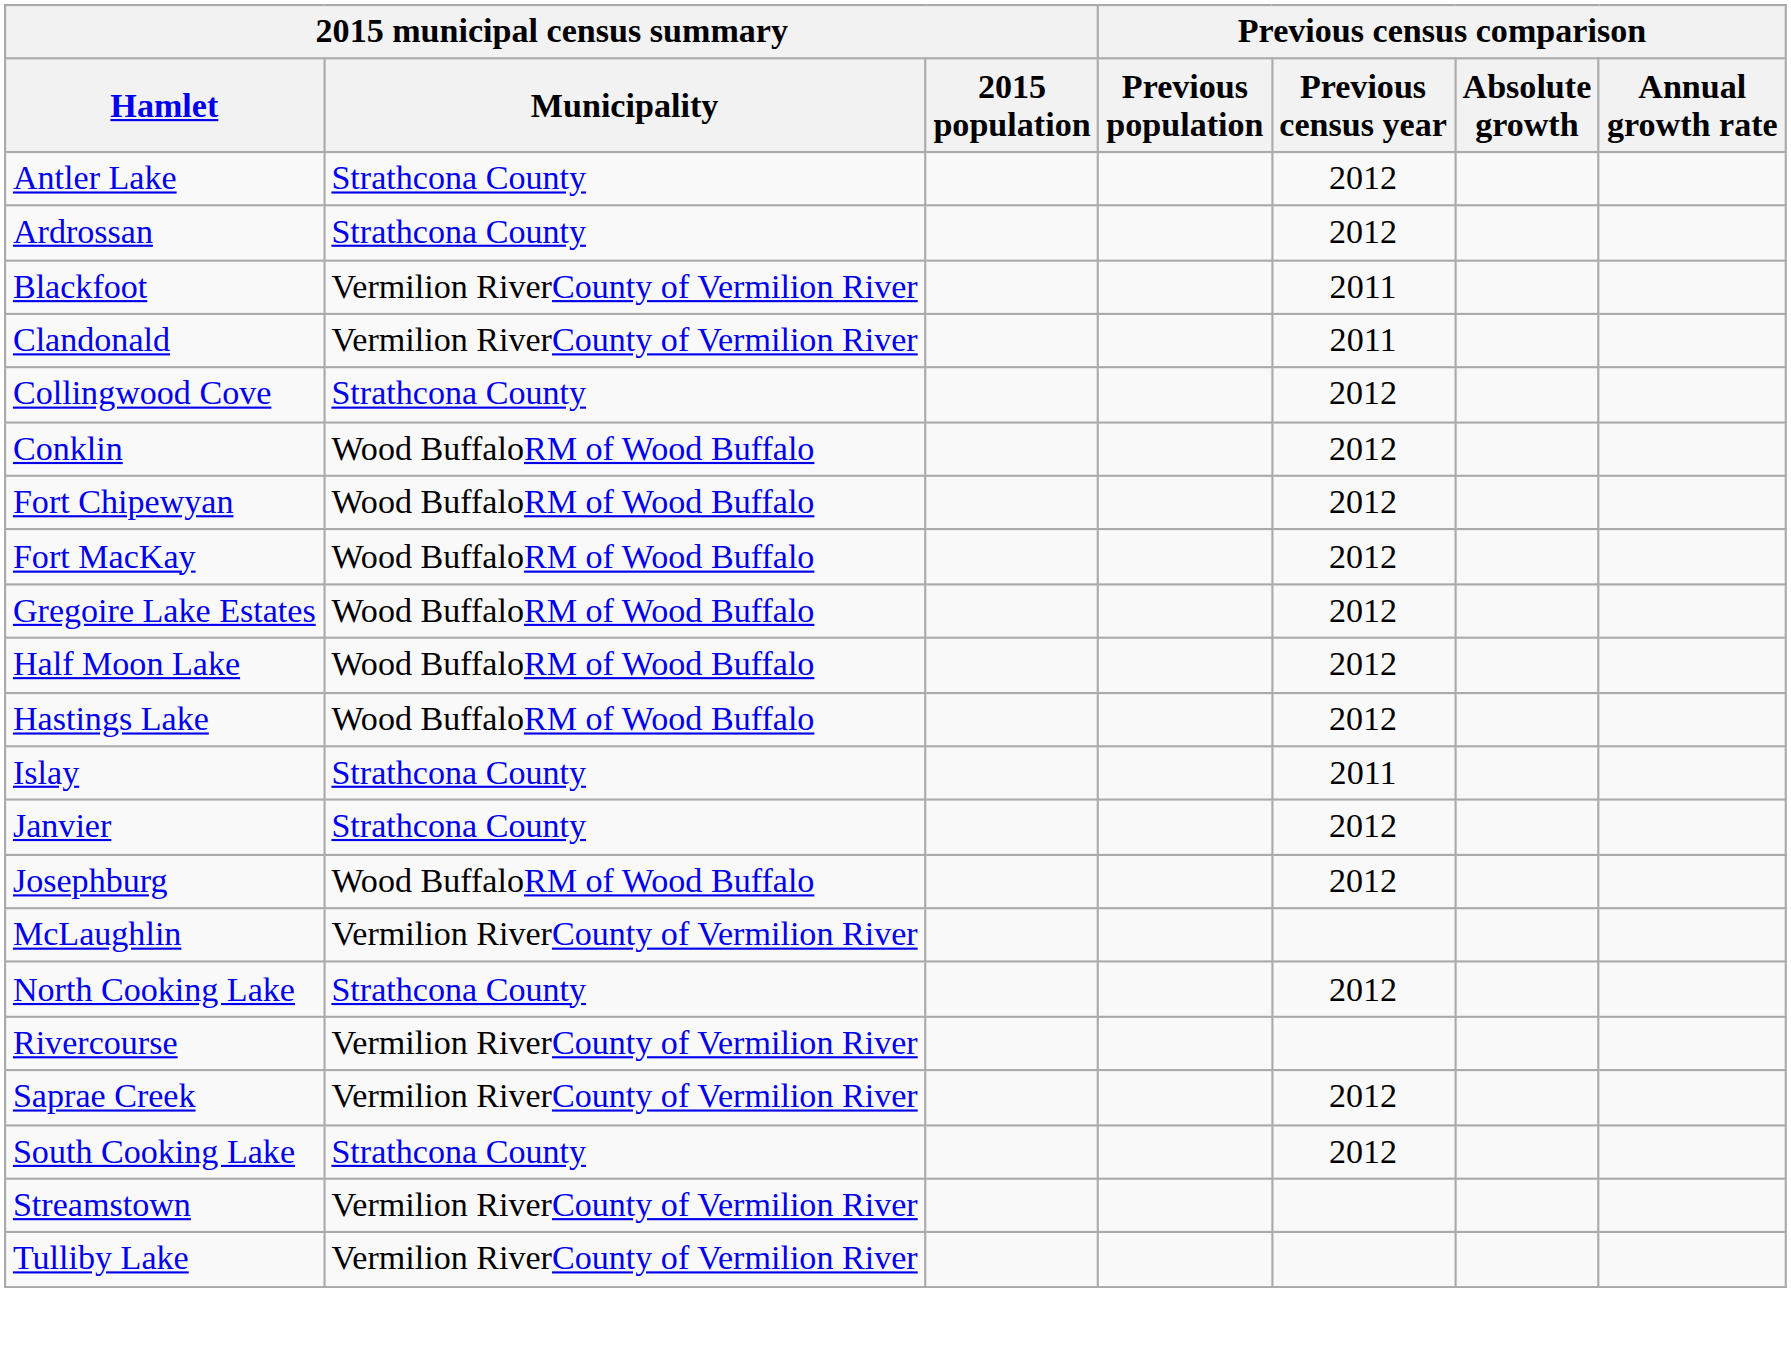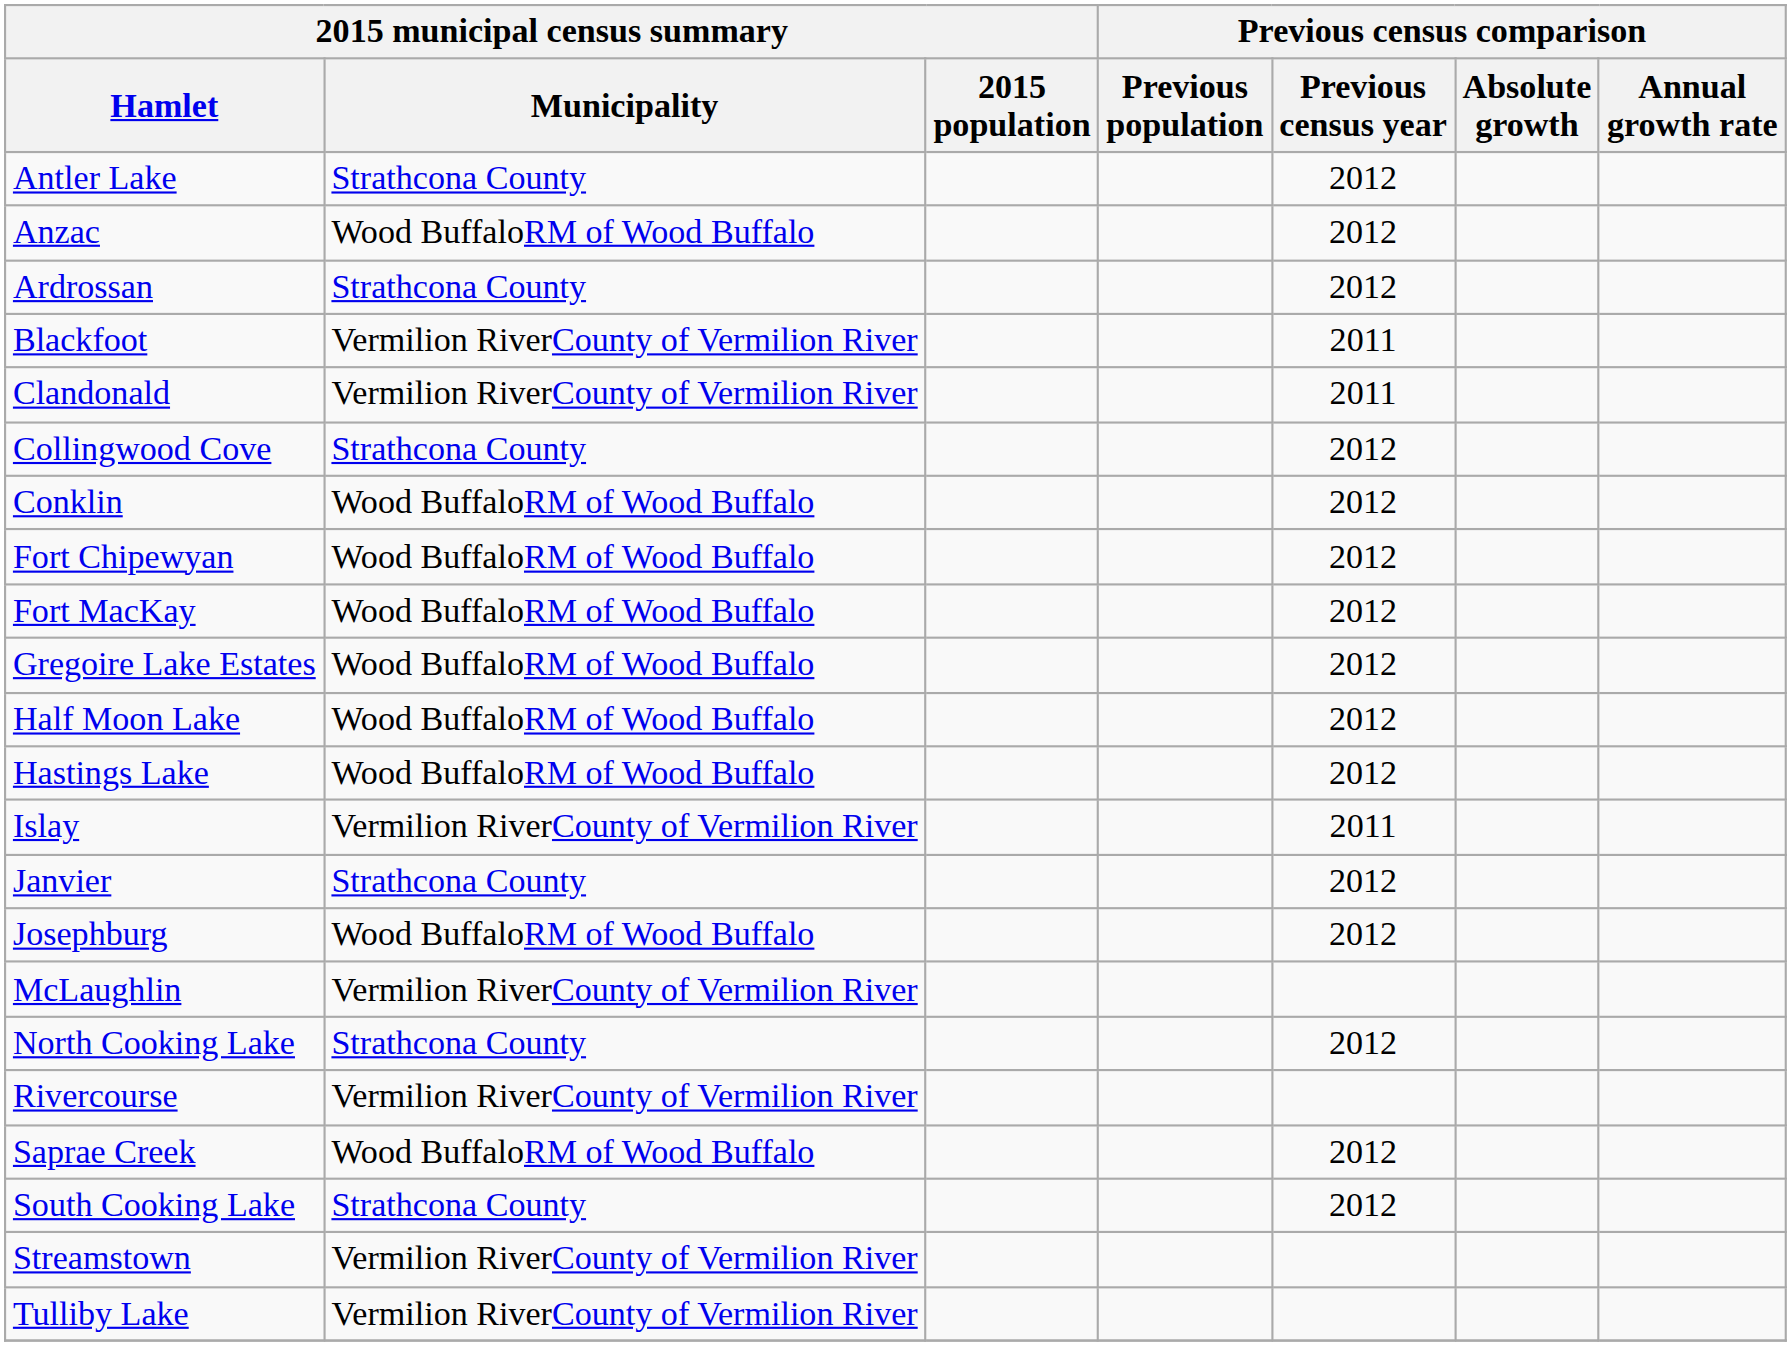+ row: (56, 232)
(459, 772) Strathcona County -> (625, 826) Vermilion RiverCounty of Vermilion River
(625, 1096) Vermilion RiverCounty of Vermilion River -> (573, 1150) Wood BuffaloRM of Wood Buffalo
